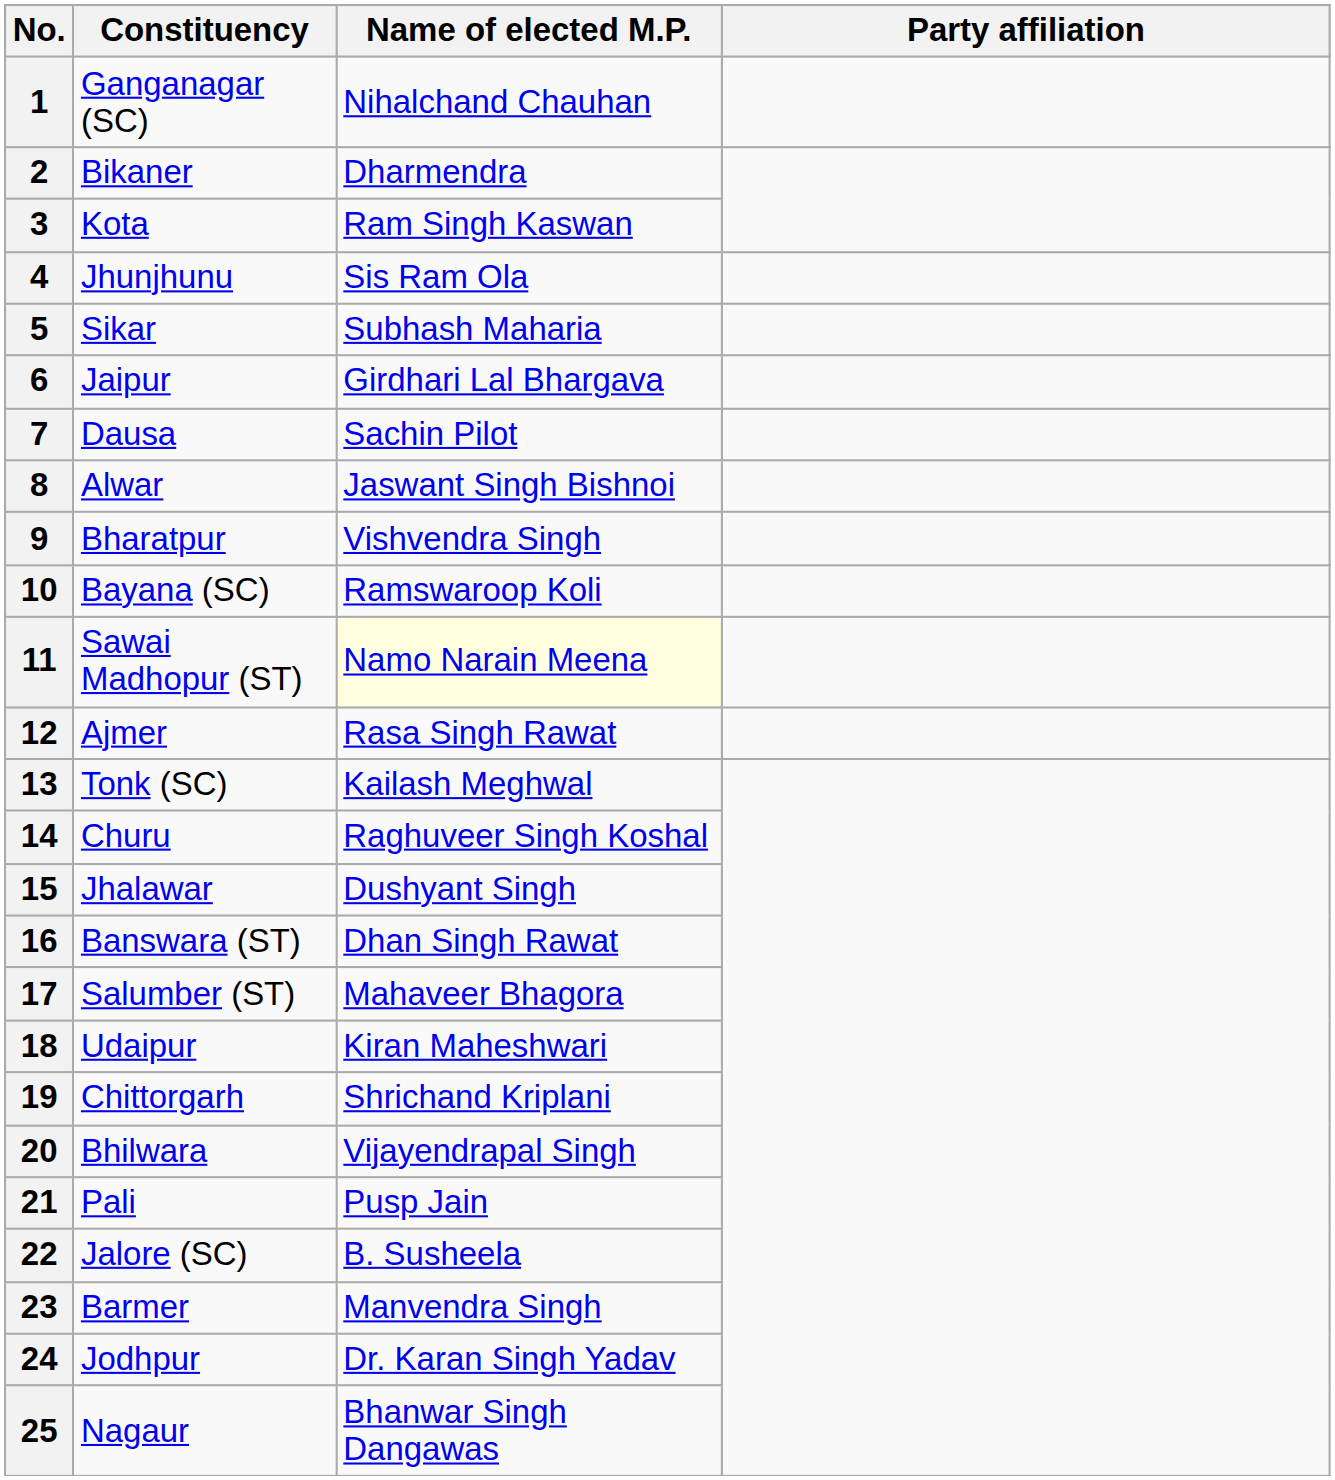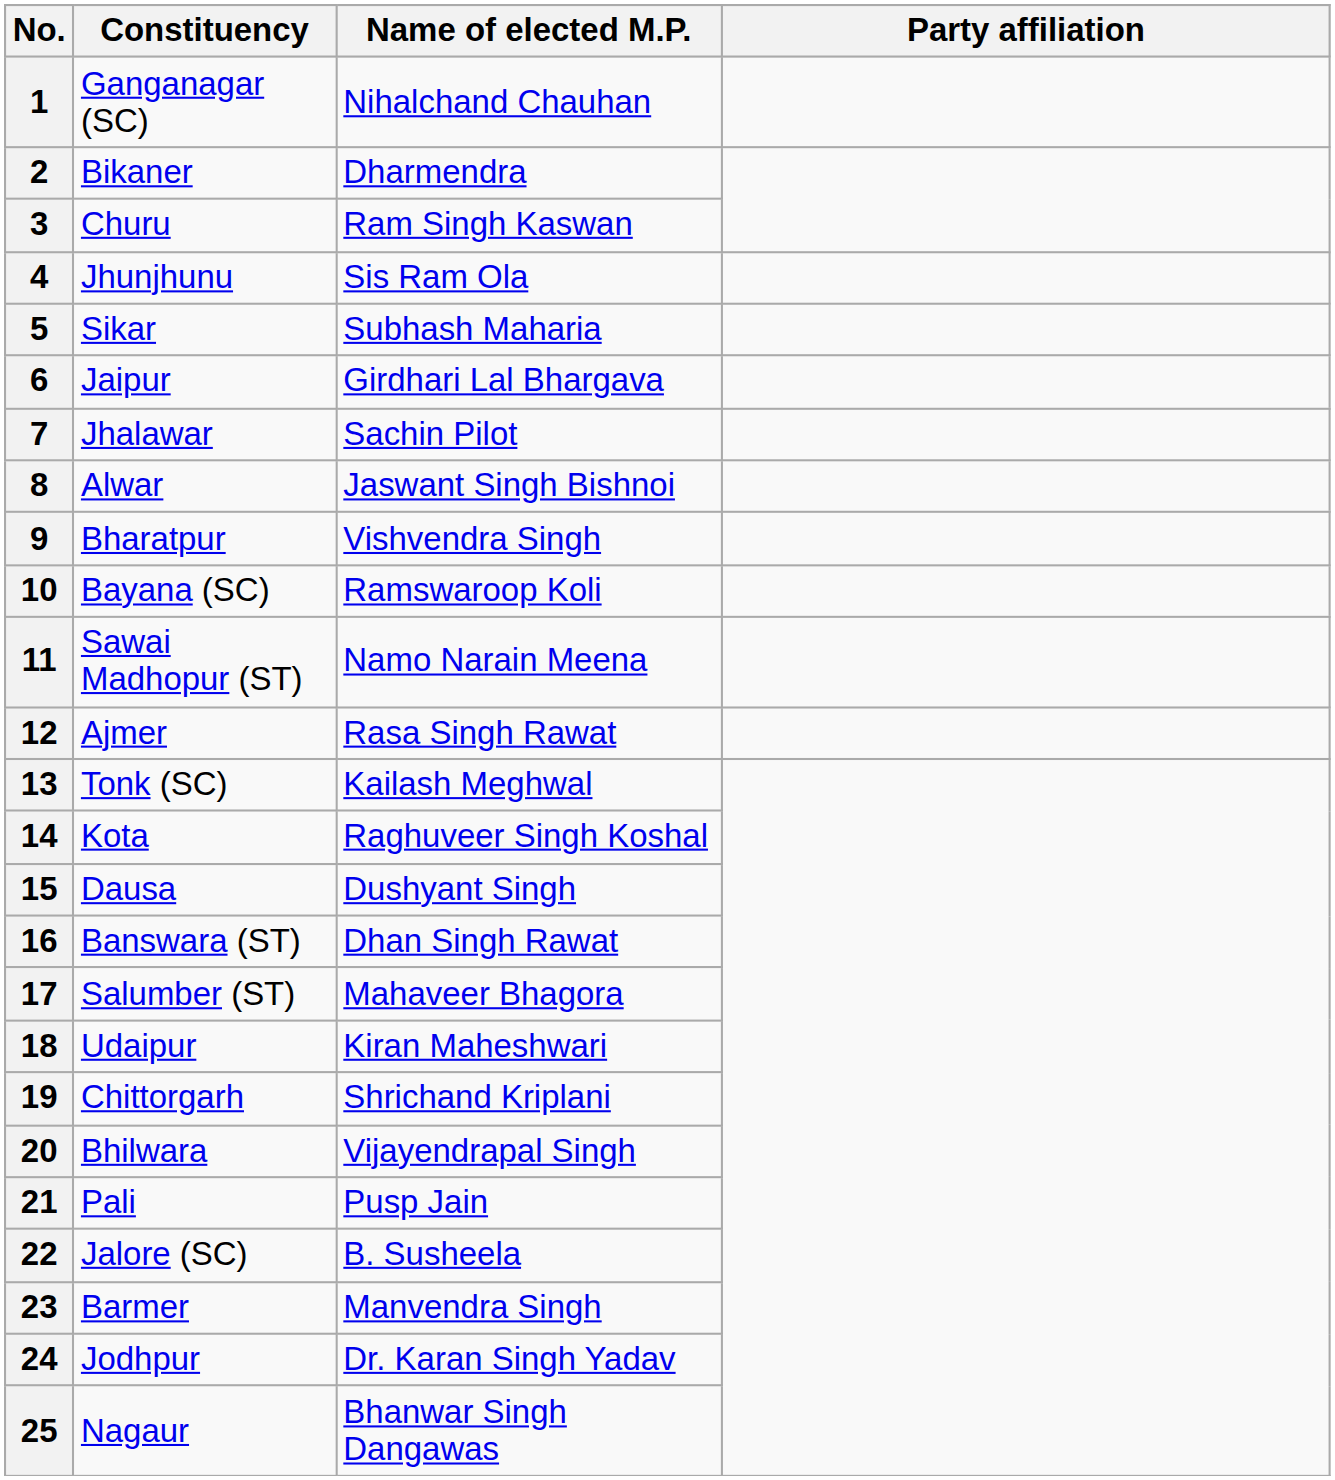(115, 224) Kota -> (126, 224) Churu
(129, 433) Dausa -> (147, 433) Jhalawar
(495, 661) lightyellow background -> (495, 661) no background
(126, 836) Churu -> (115, 836) Kota
(147, 888) Jhalawar -> (129, 888) Dausa
